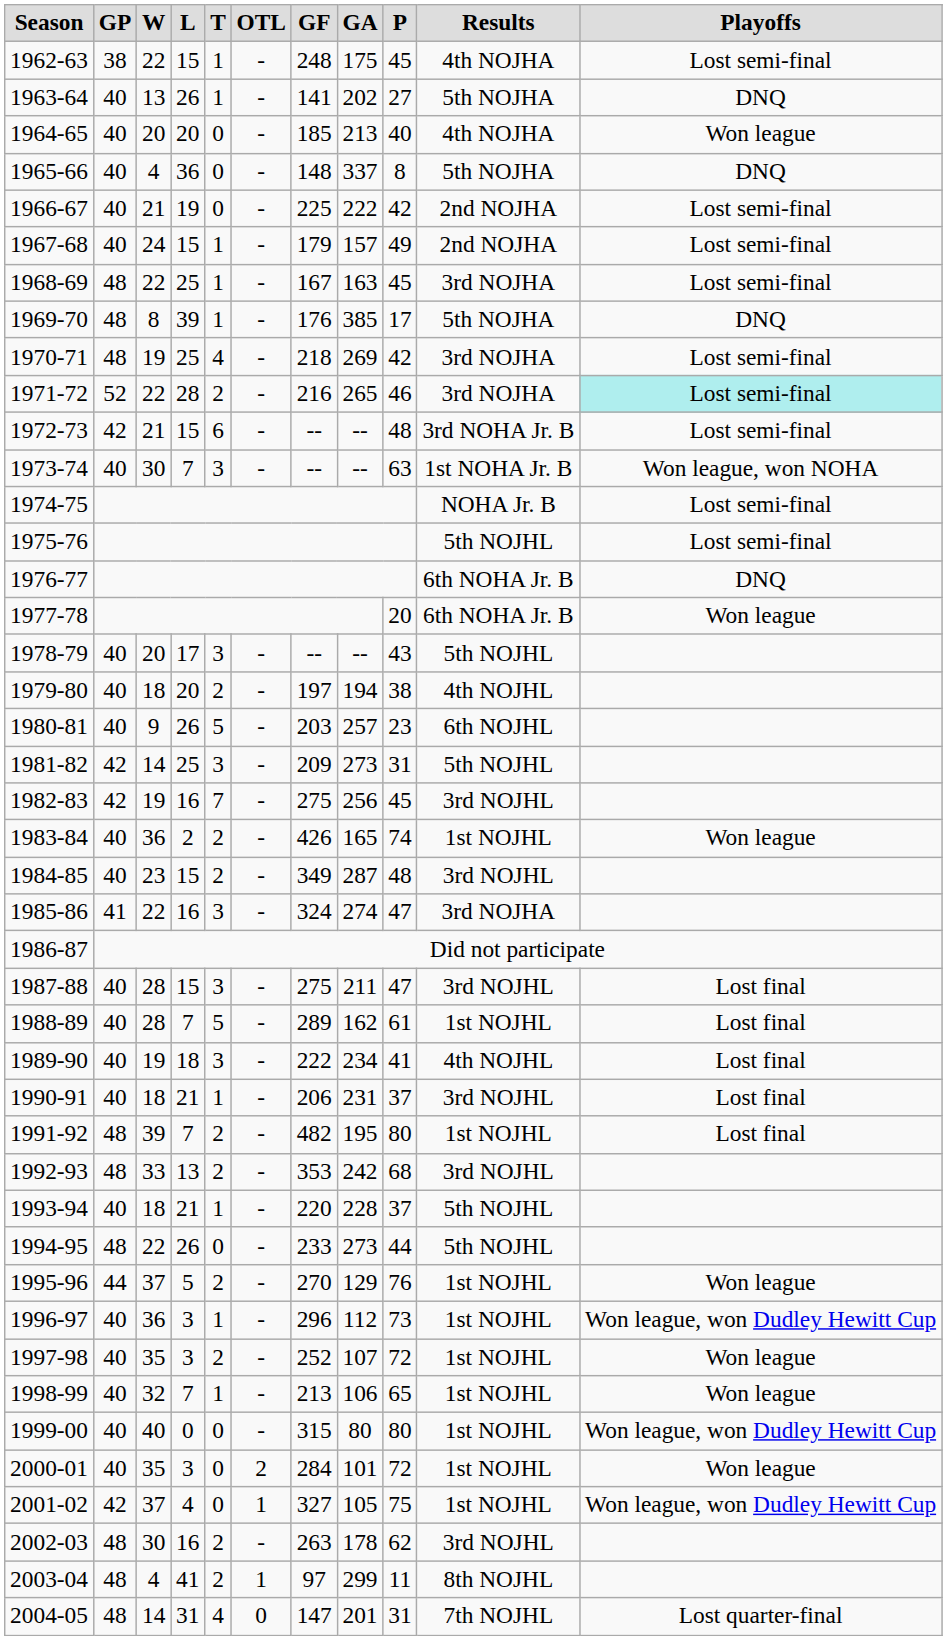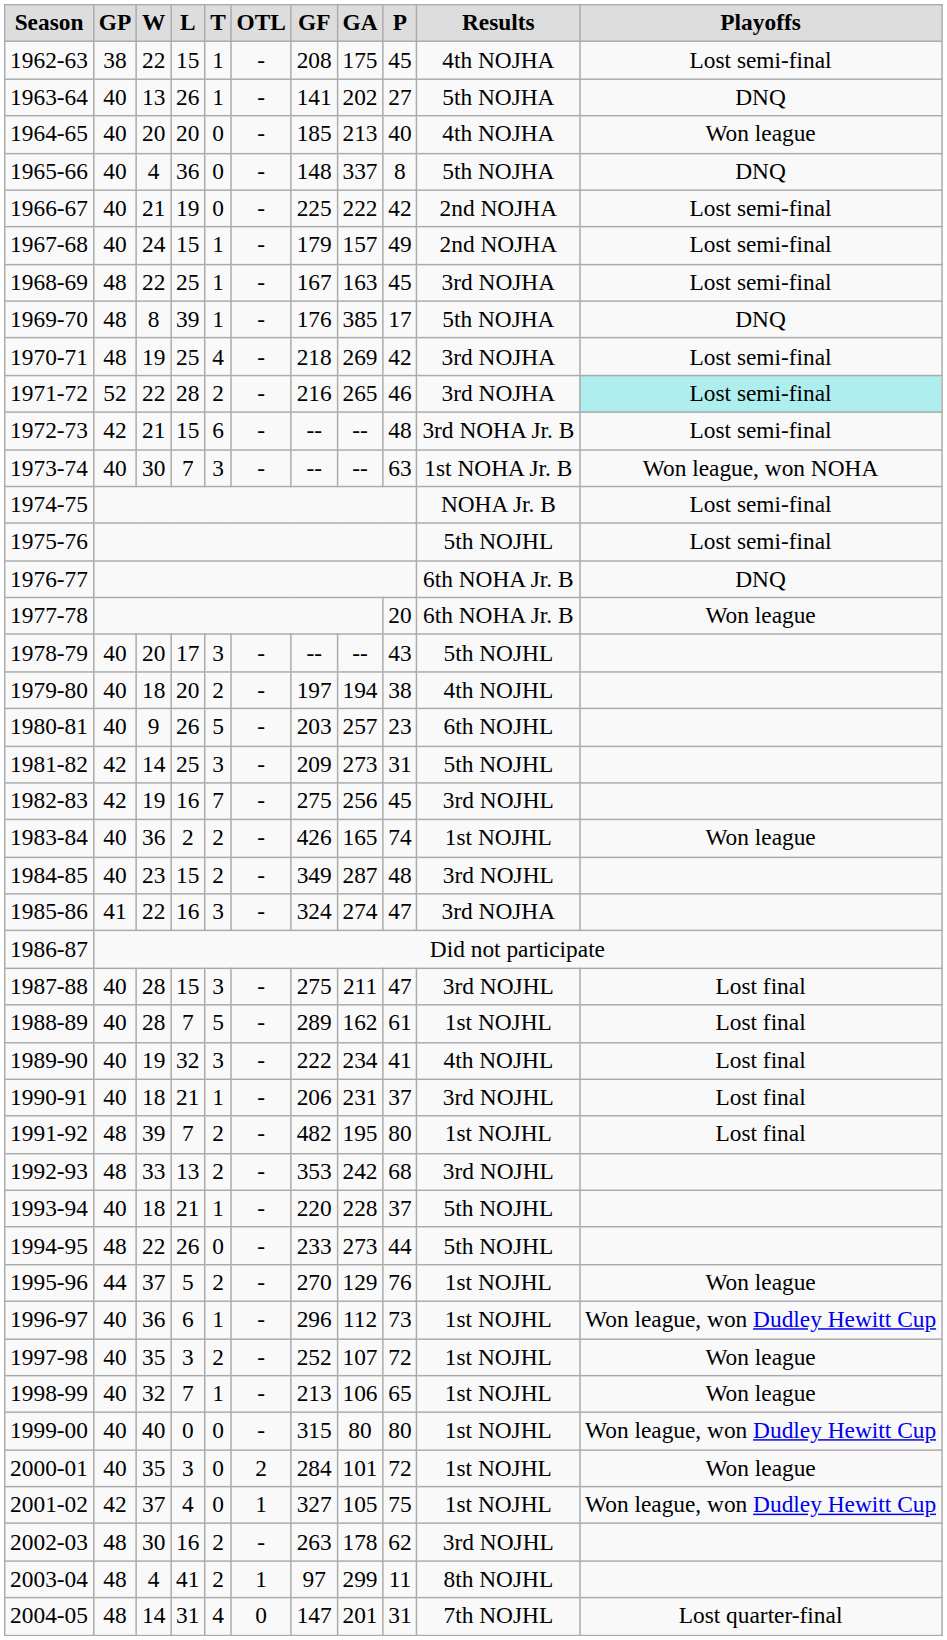(314, 60) 248 -> (314, 60) 208
(188, 1060) 18 -> (188, 1060) 32
(188, 1319) 3 -> (188, 1319) 6
